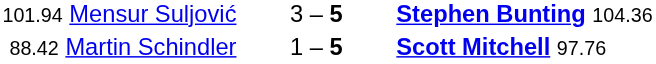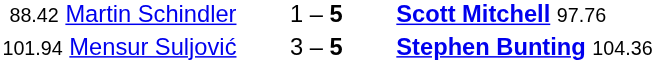rows swapped: (123, 47) <-> (119, 14)
